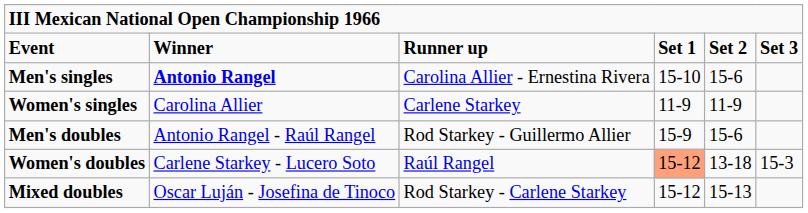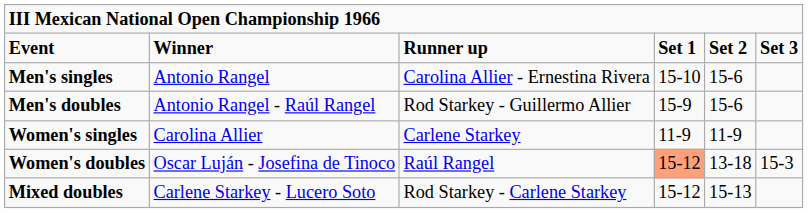(215, 76) bold -> (212, 76) normal
rows swapped: (73, 105) <-> (65, 134)
(264, 163) Carlene Starkey - Lucero Soto -> (274, 163) Oscar Luján - Josefina de Tinoco
(274, 192) Oscar Luján - Josefina de Tinoco -> (264, 192) Carlene Starkey - Lucero Soto
